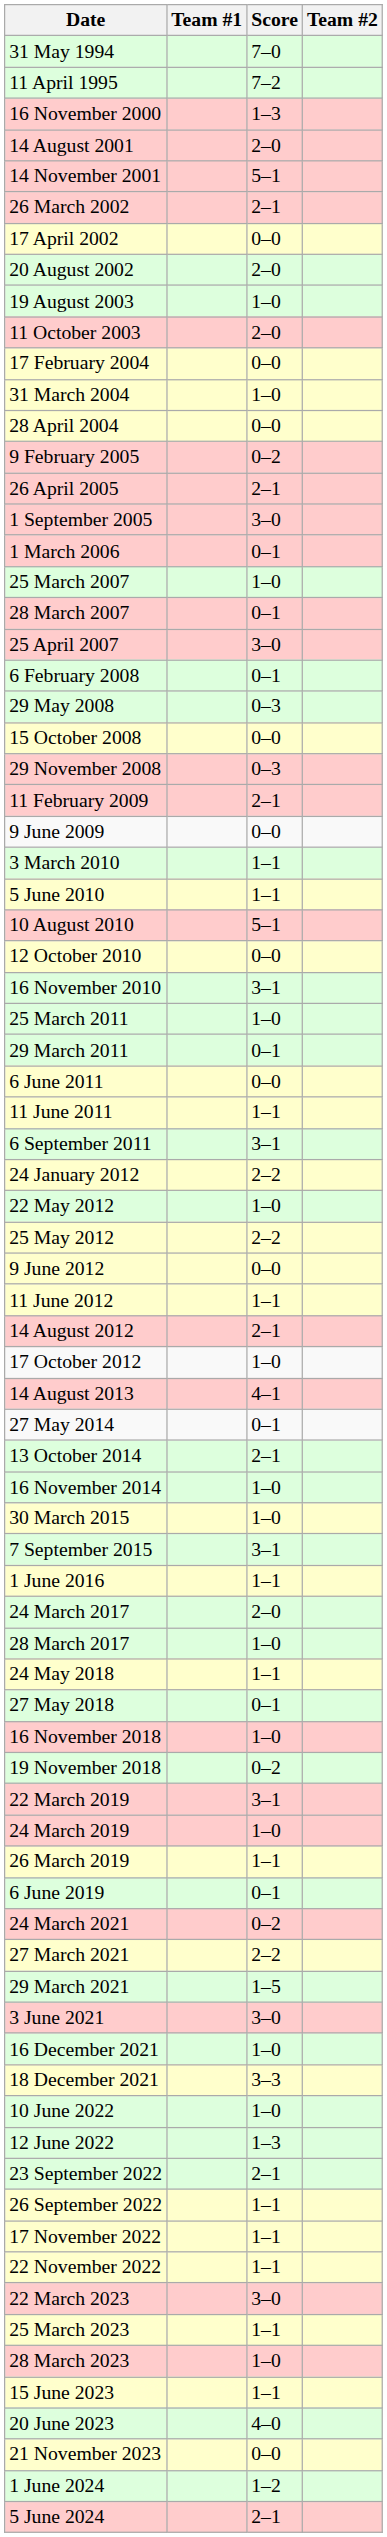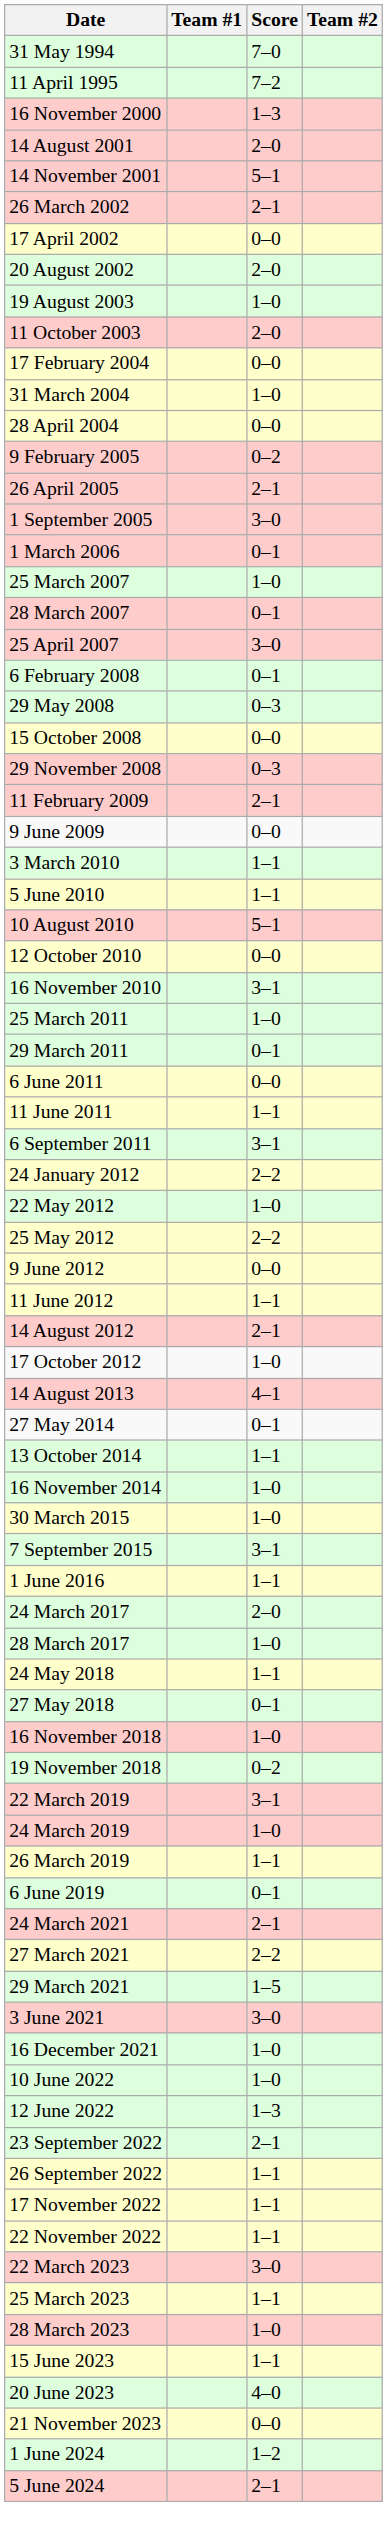(266, 1455) 2–1 -> (266, 1455) 1–1
(266, 1923) 0–2 -> (266, 1923) 2–1
- row: (84, 2080)
